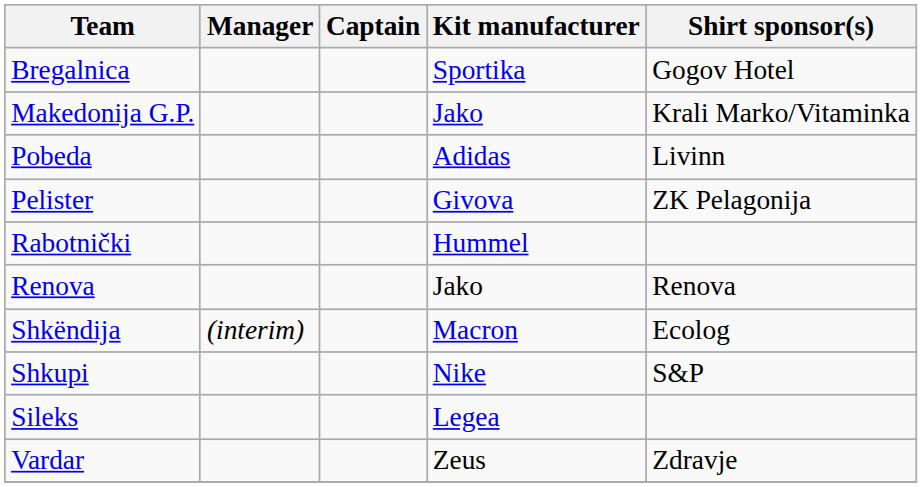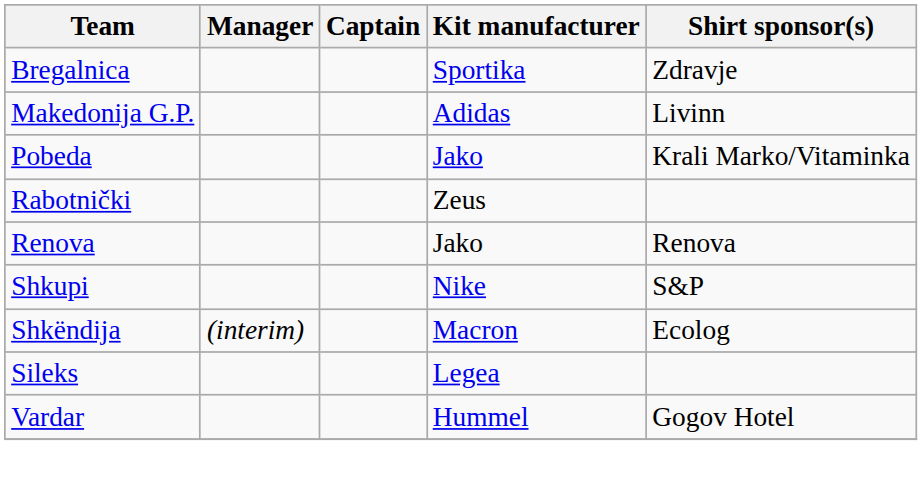(723, 69) Gogov Hotel -> (695, 69) Zdravje
(458, 112) Jako -> (472, 112) Adidas
(781, 112) Krali Marko/Vitaminka -> (689, 112) Livinn
(472, 156) Adidas -> (458, 156) Jako
(689, 156) Livinn -> (781, 156) Krali Marko/Vitaminka
- row: (52, 199)
(481, 243) Hummel -> (459, 199) Zeus
rows swapped: (66, 329) <-> (50, 373)
(459, 460) Zeus -> (481, 416) Hummel
(695, 460) Zdravje -> (723, 416) Gogov Hotel
